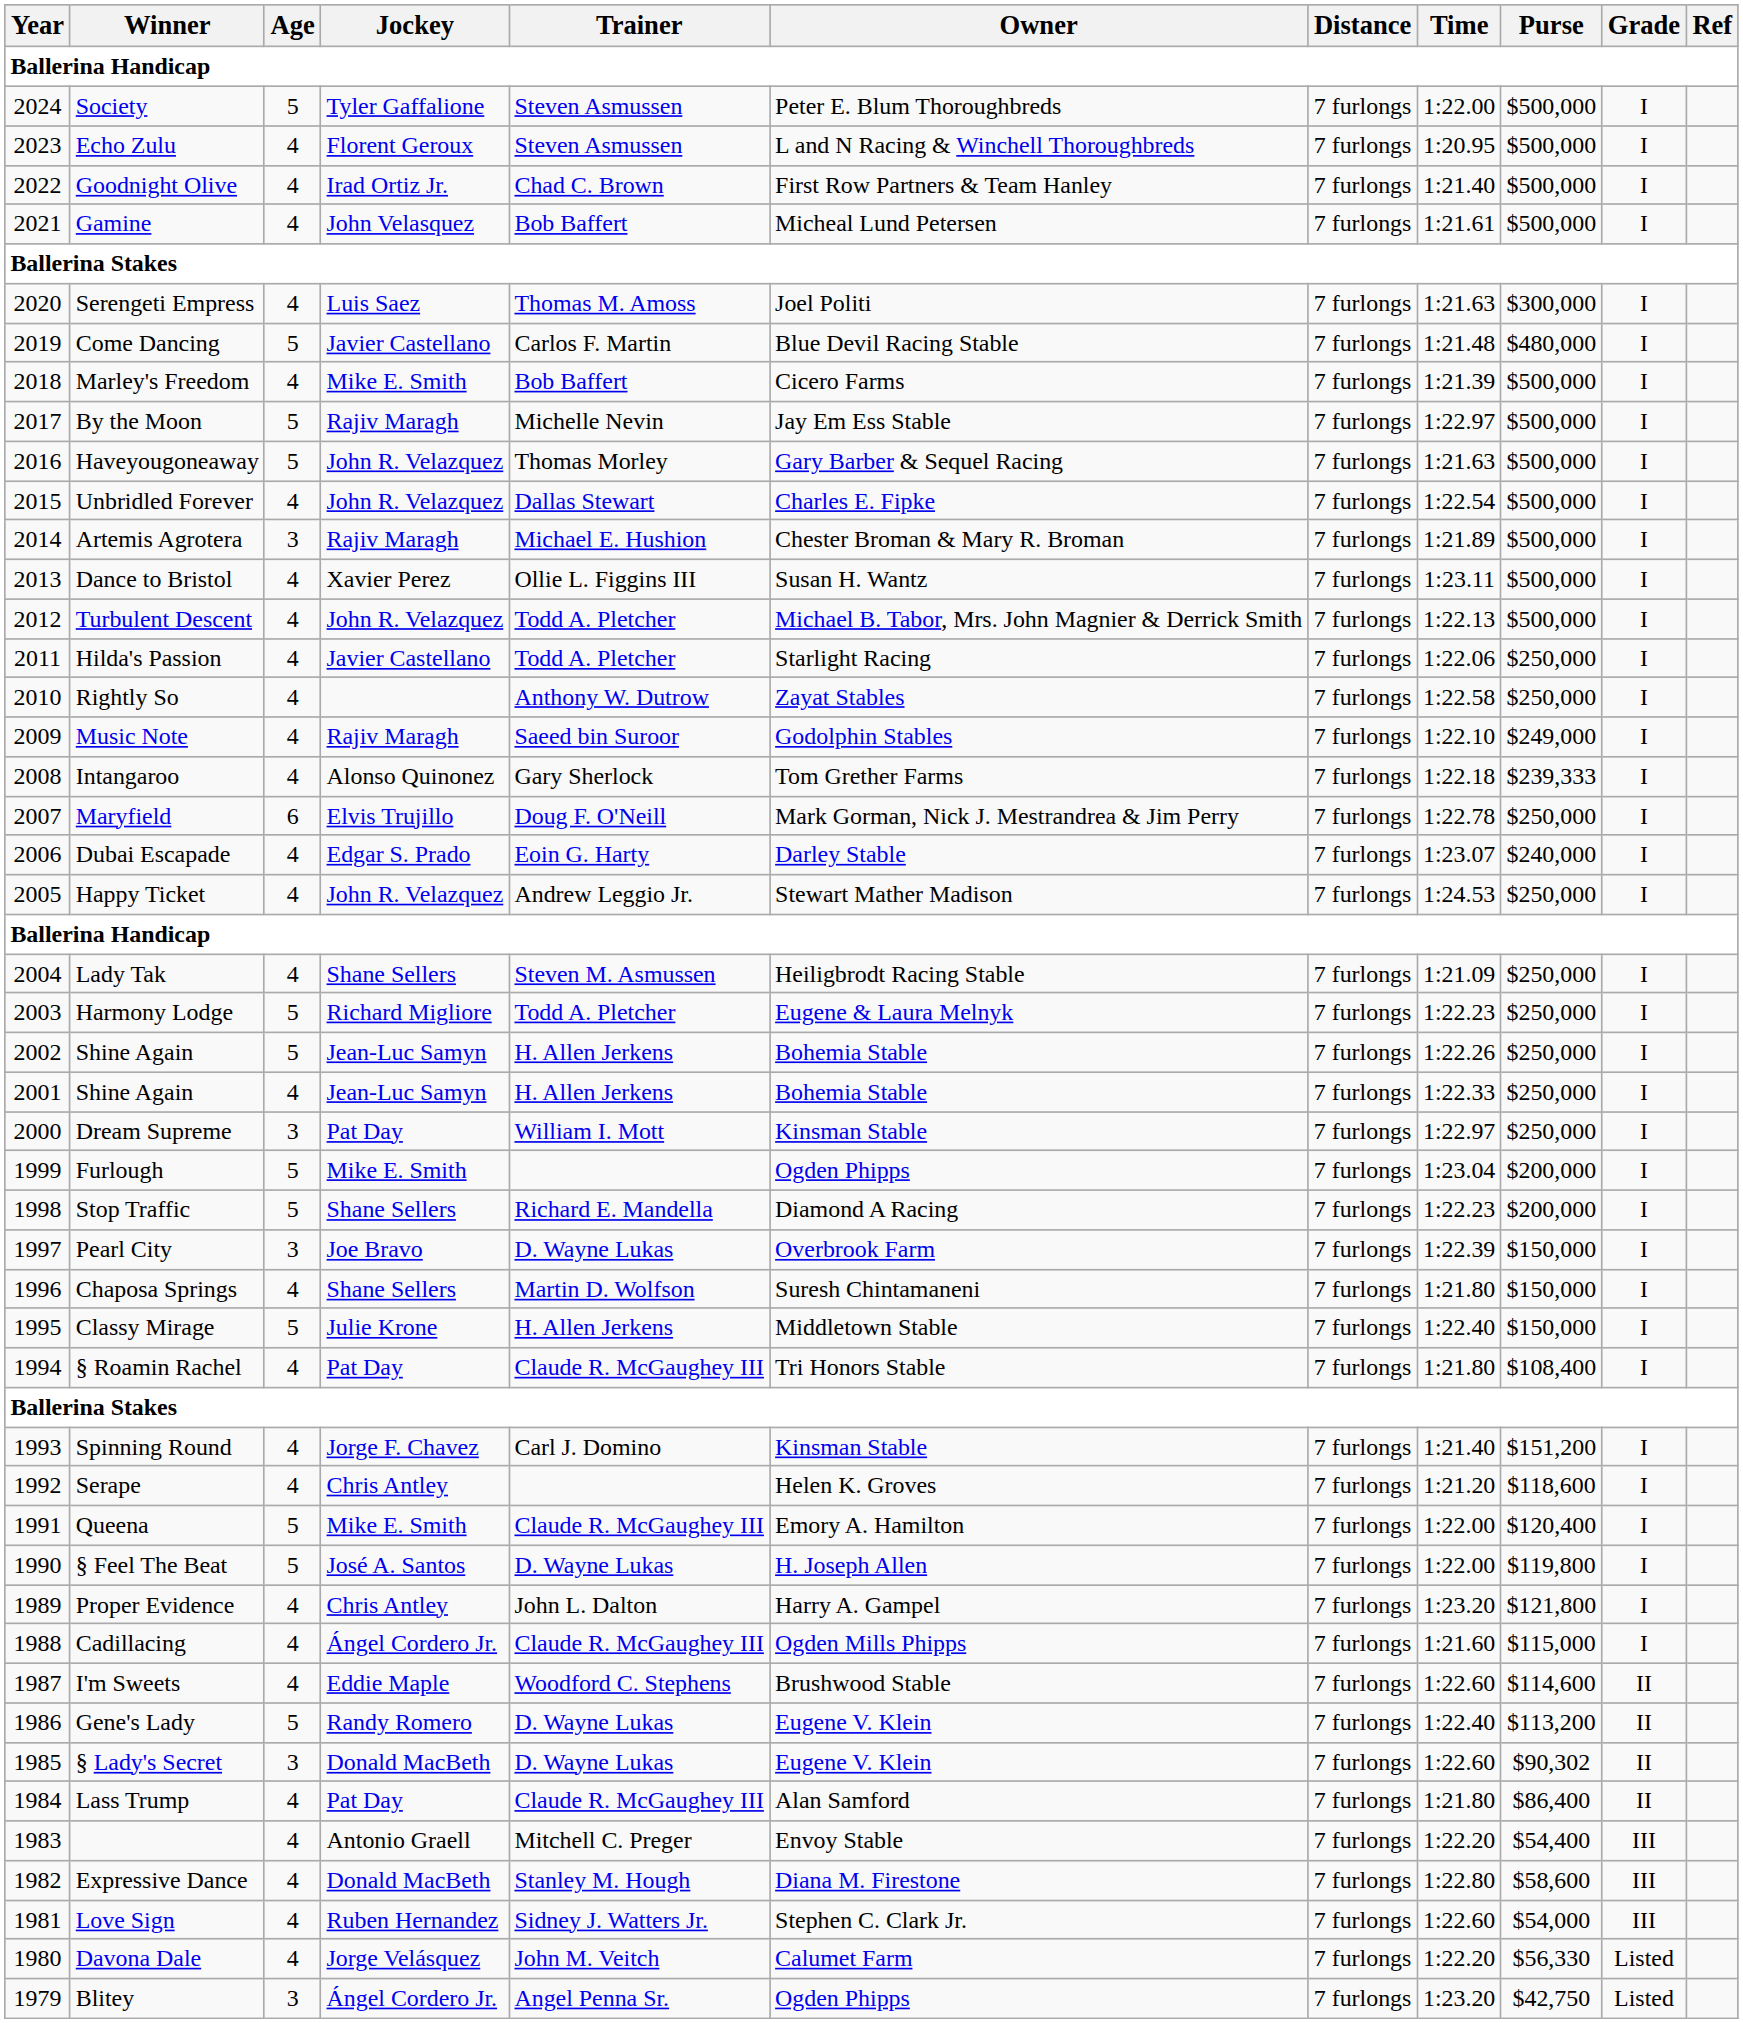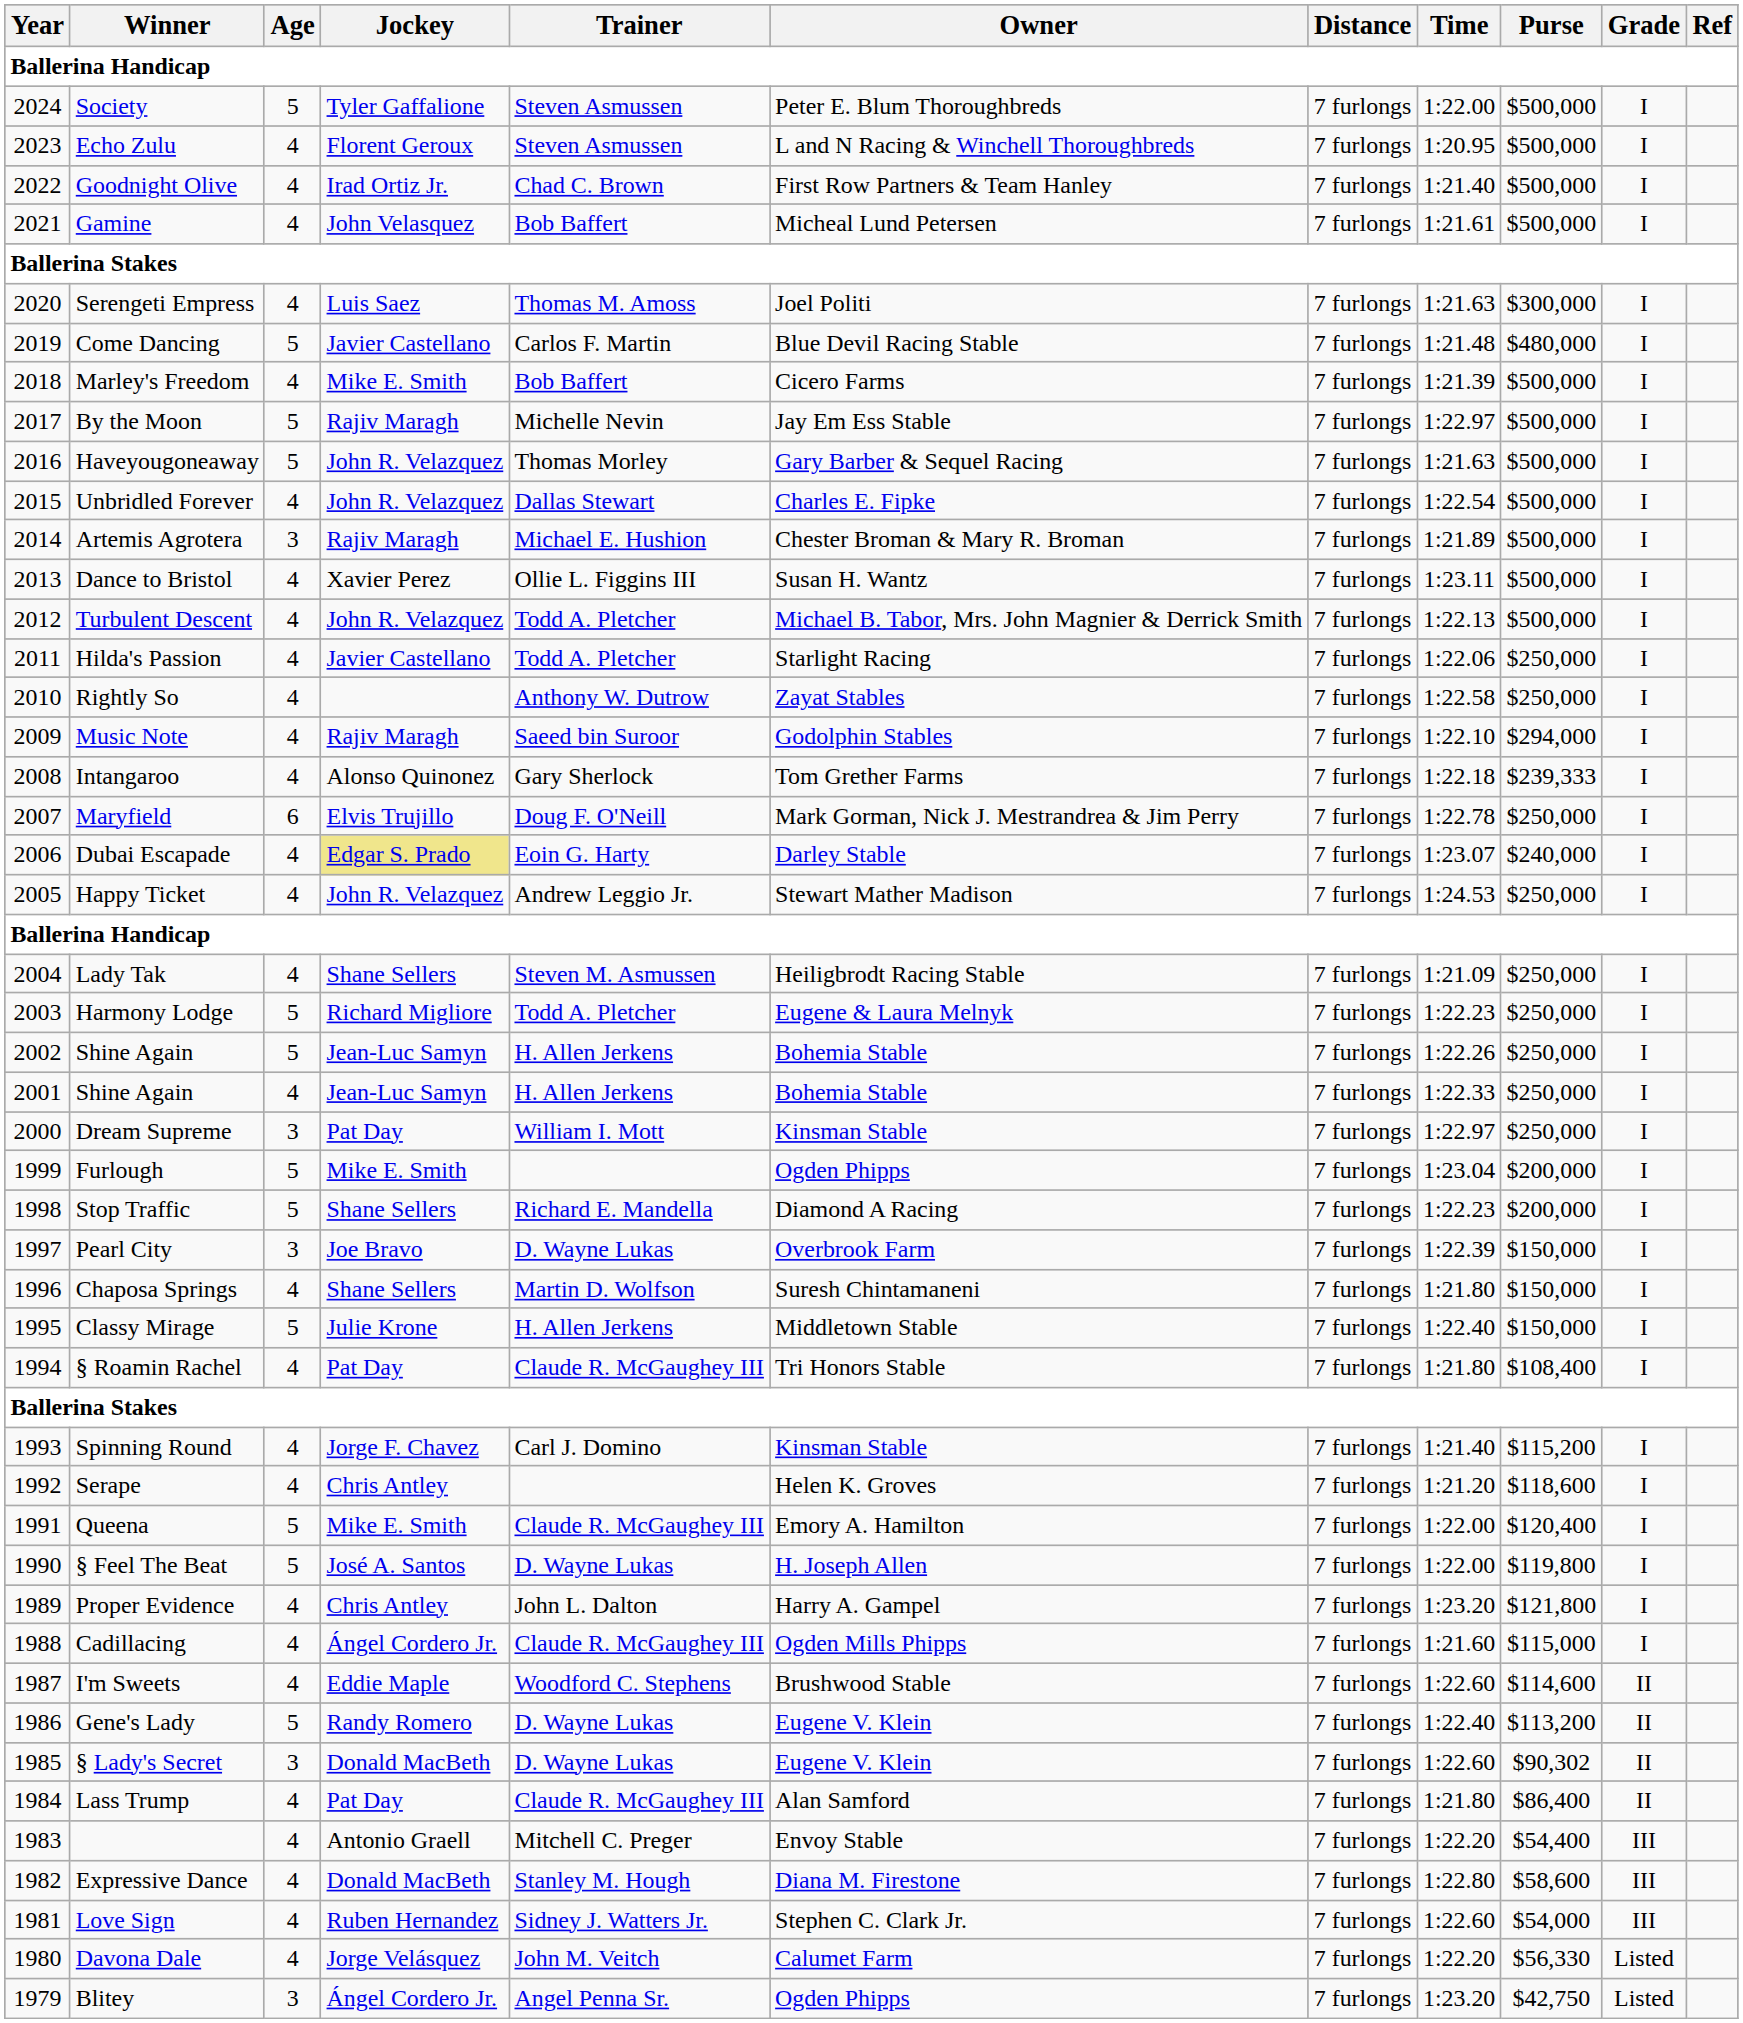(1551, 736) $249,000 -> (1551, 736) $294,000
(399, 854) no background -> (399, 854) khaki background
(1551, 1446) $151,200 -> (1551, 1446) $115,200
